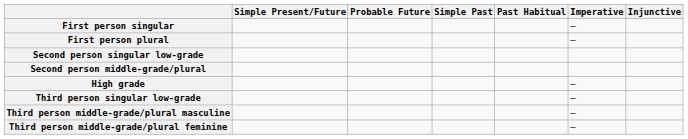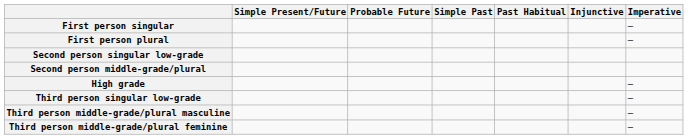columns swapped: (654, 12) <-> (597, 12)
